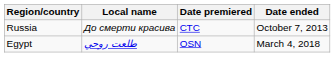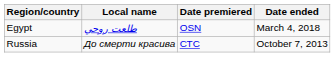rows swapped: (19, 44) <-> (22, 28)
